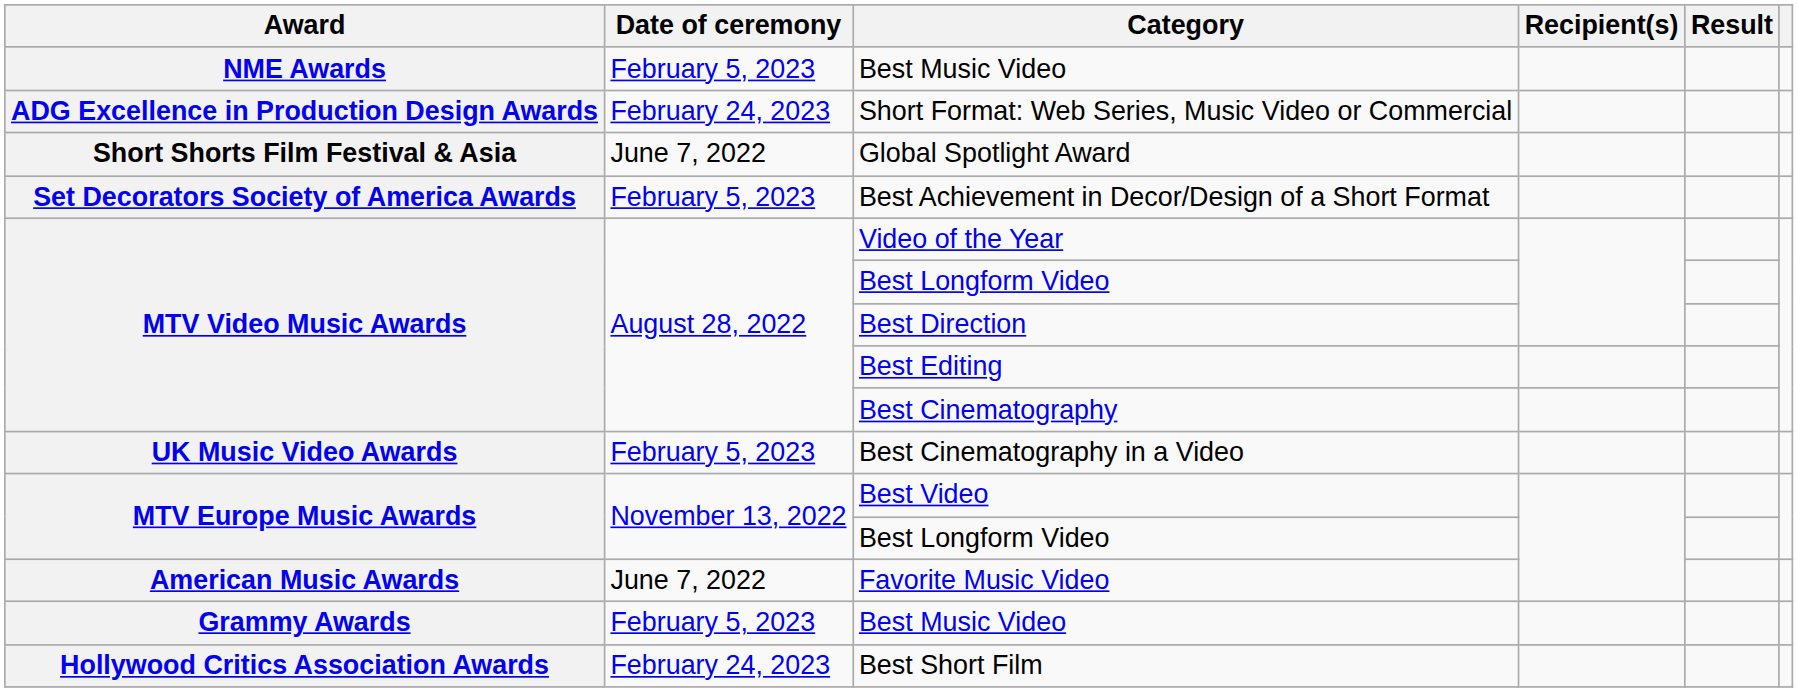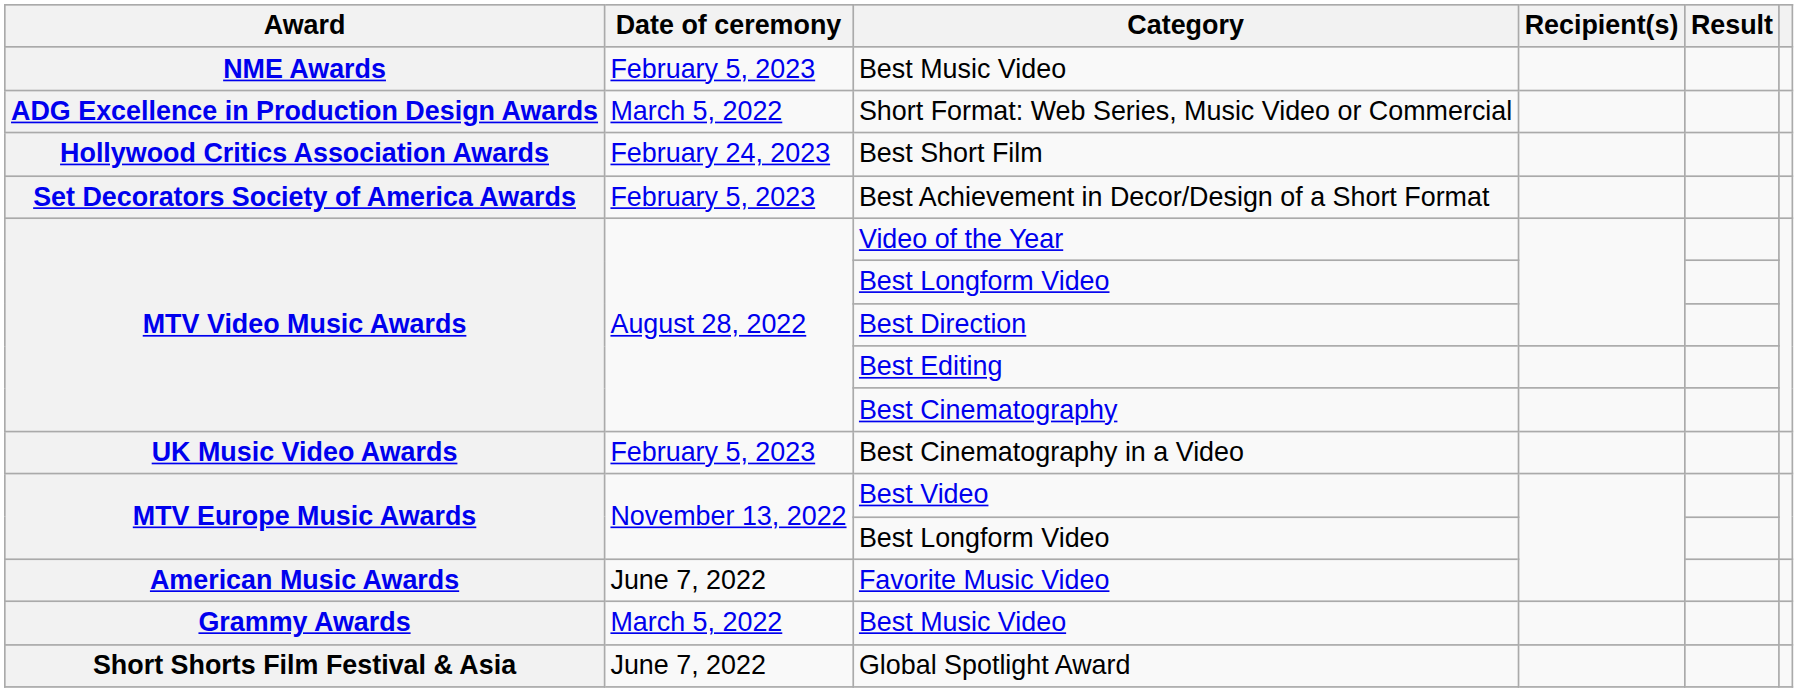(720, 111) February 24, 2023 -> (696, 111) March 5, 2022
rows swapped: (305, 153) <-> (305, 665)
(713, 622) February 5, 2023 -> (696, 622) March 5, 2022
